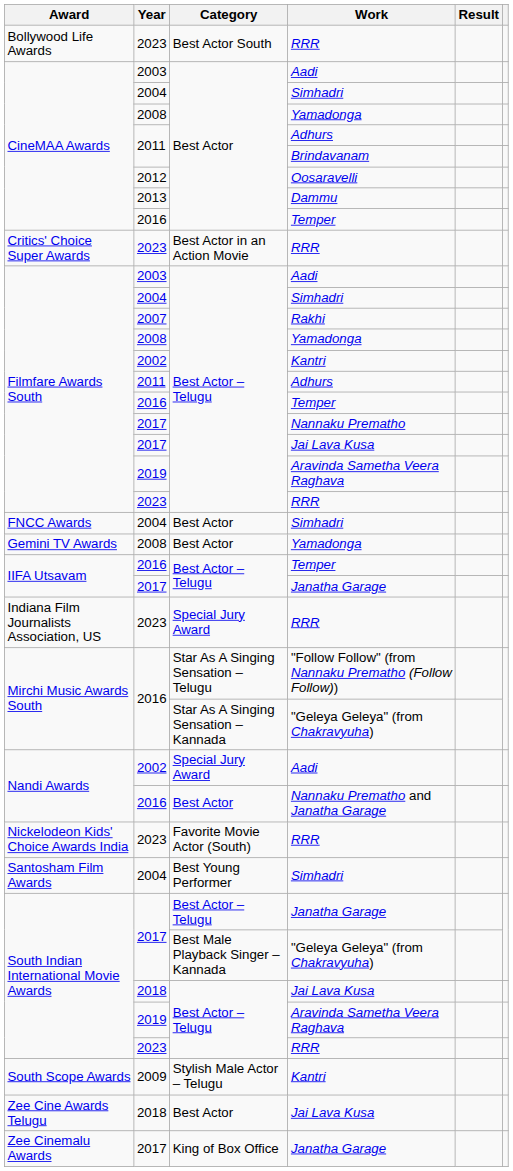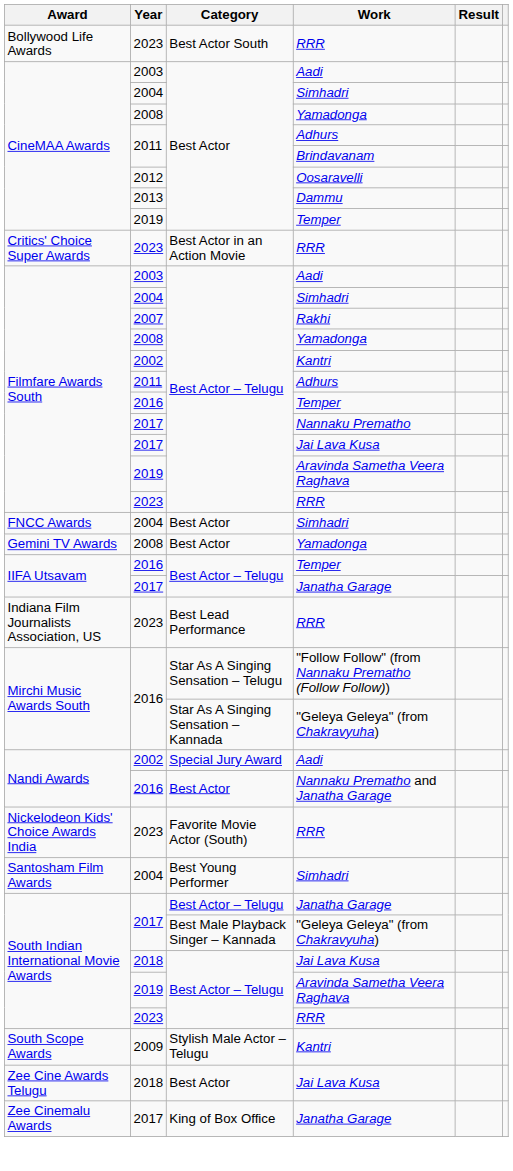(152, 219) 2016 -> (148, 219) 2019
(209, 622) Special Jury Award -> (207, 622) Best Lead Performance
